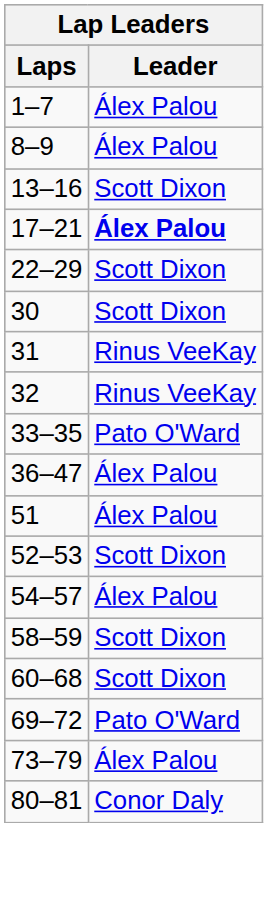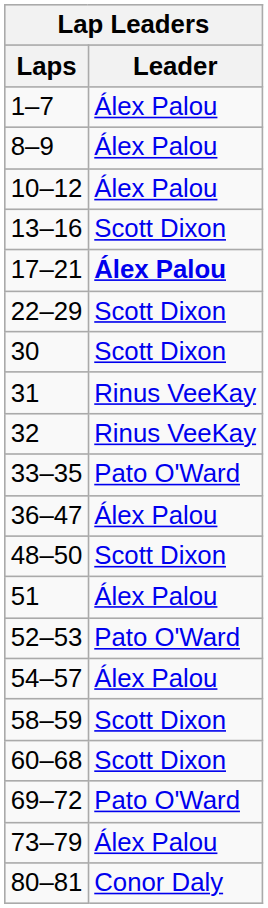+ row: (47, 188)
+ row: (47, 556)
(160, 556) Scott Dixon -> (167, 637) Pato O'Ward
